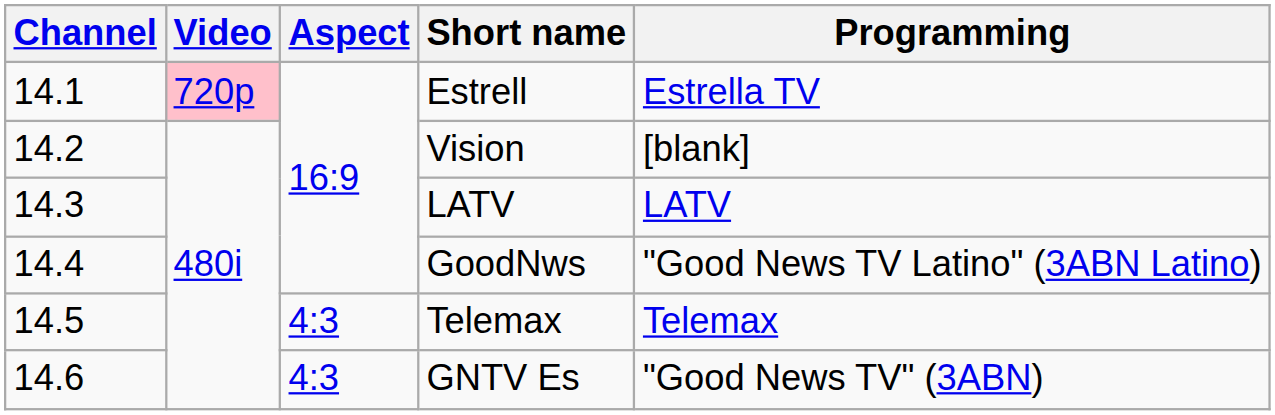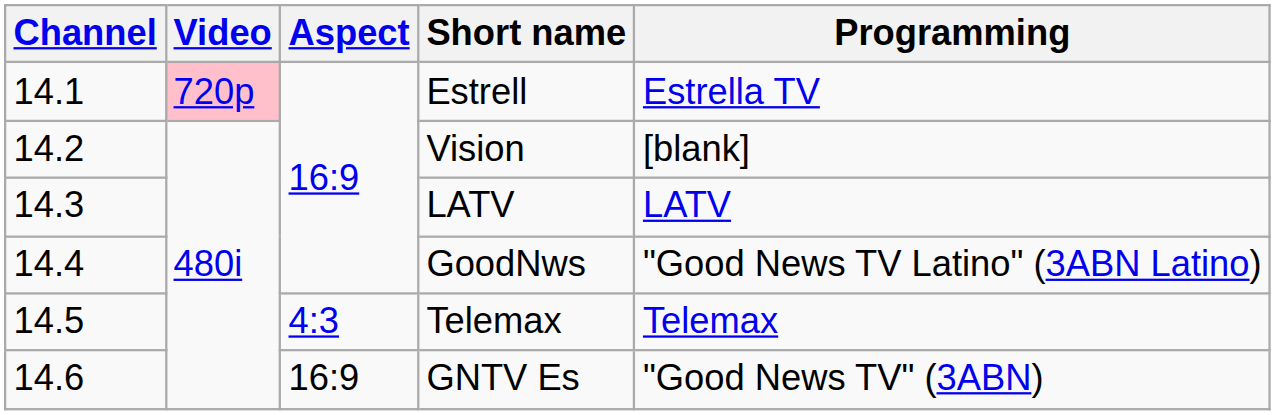(314, 378) 4:3 -> (324, 378) 16:9
